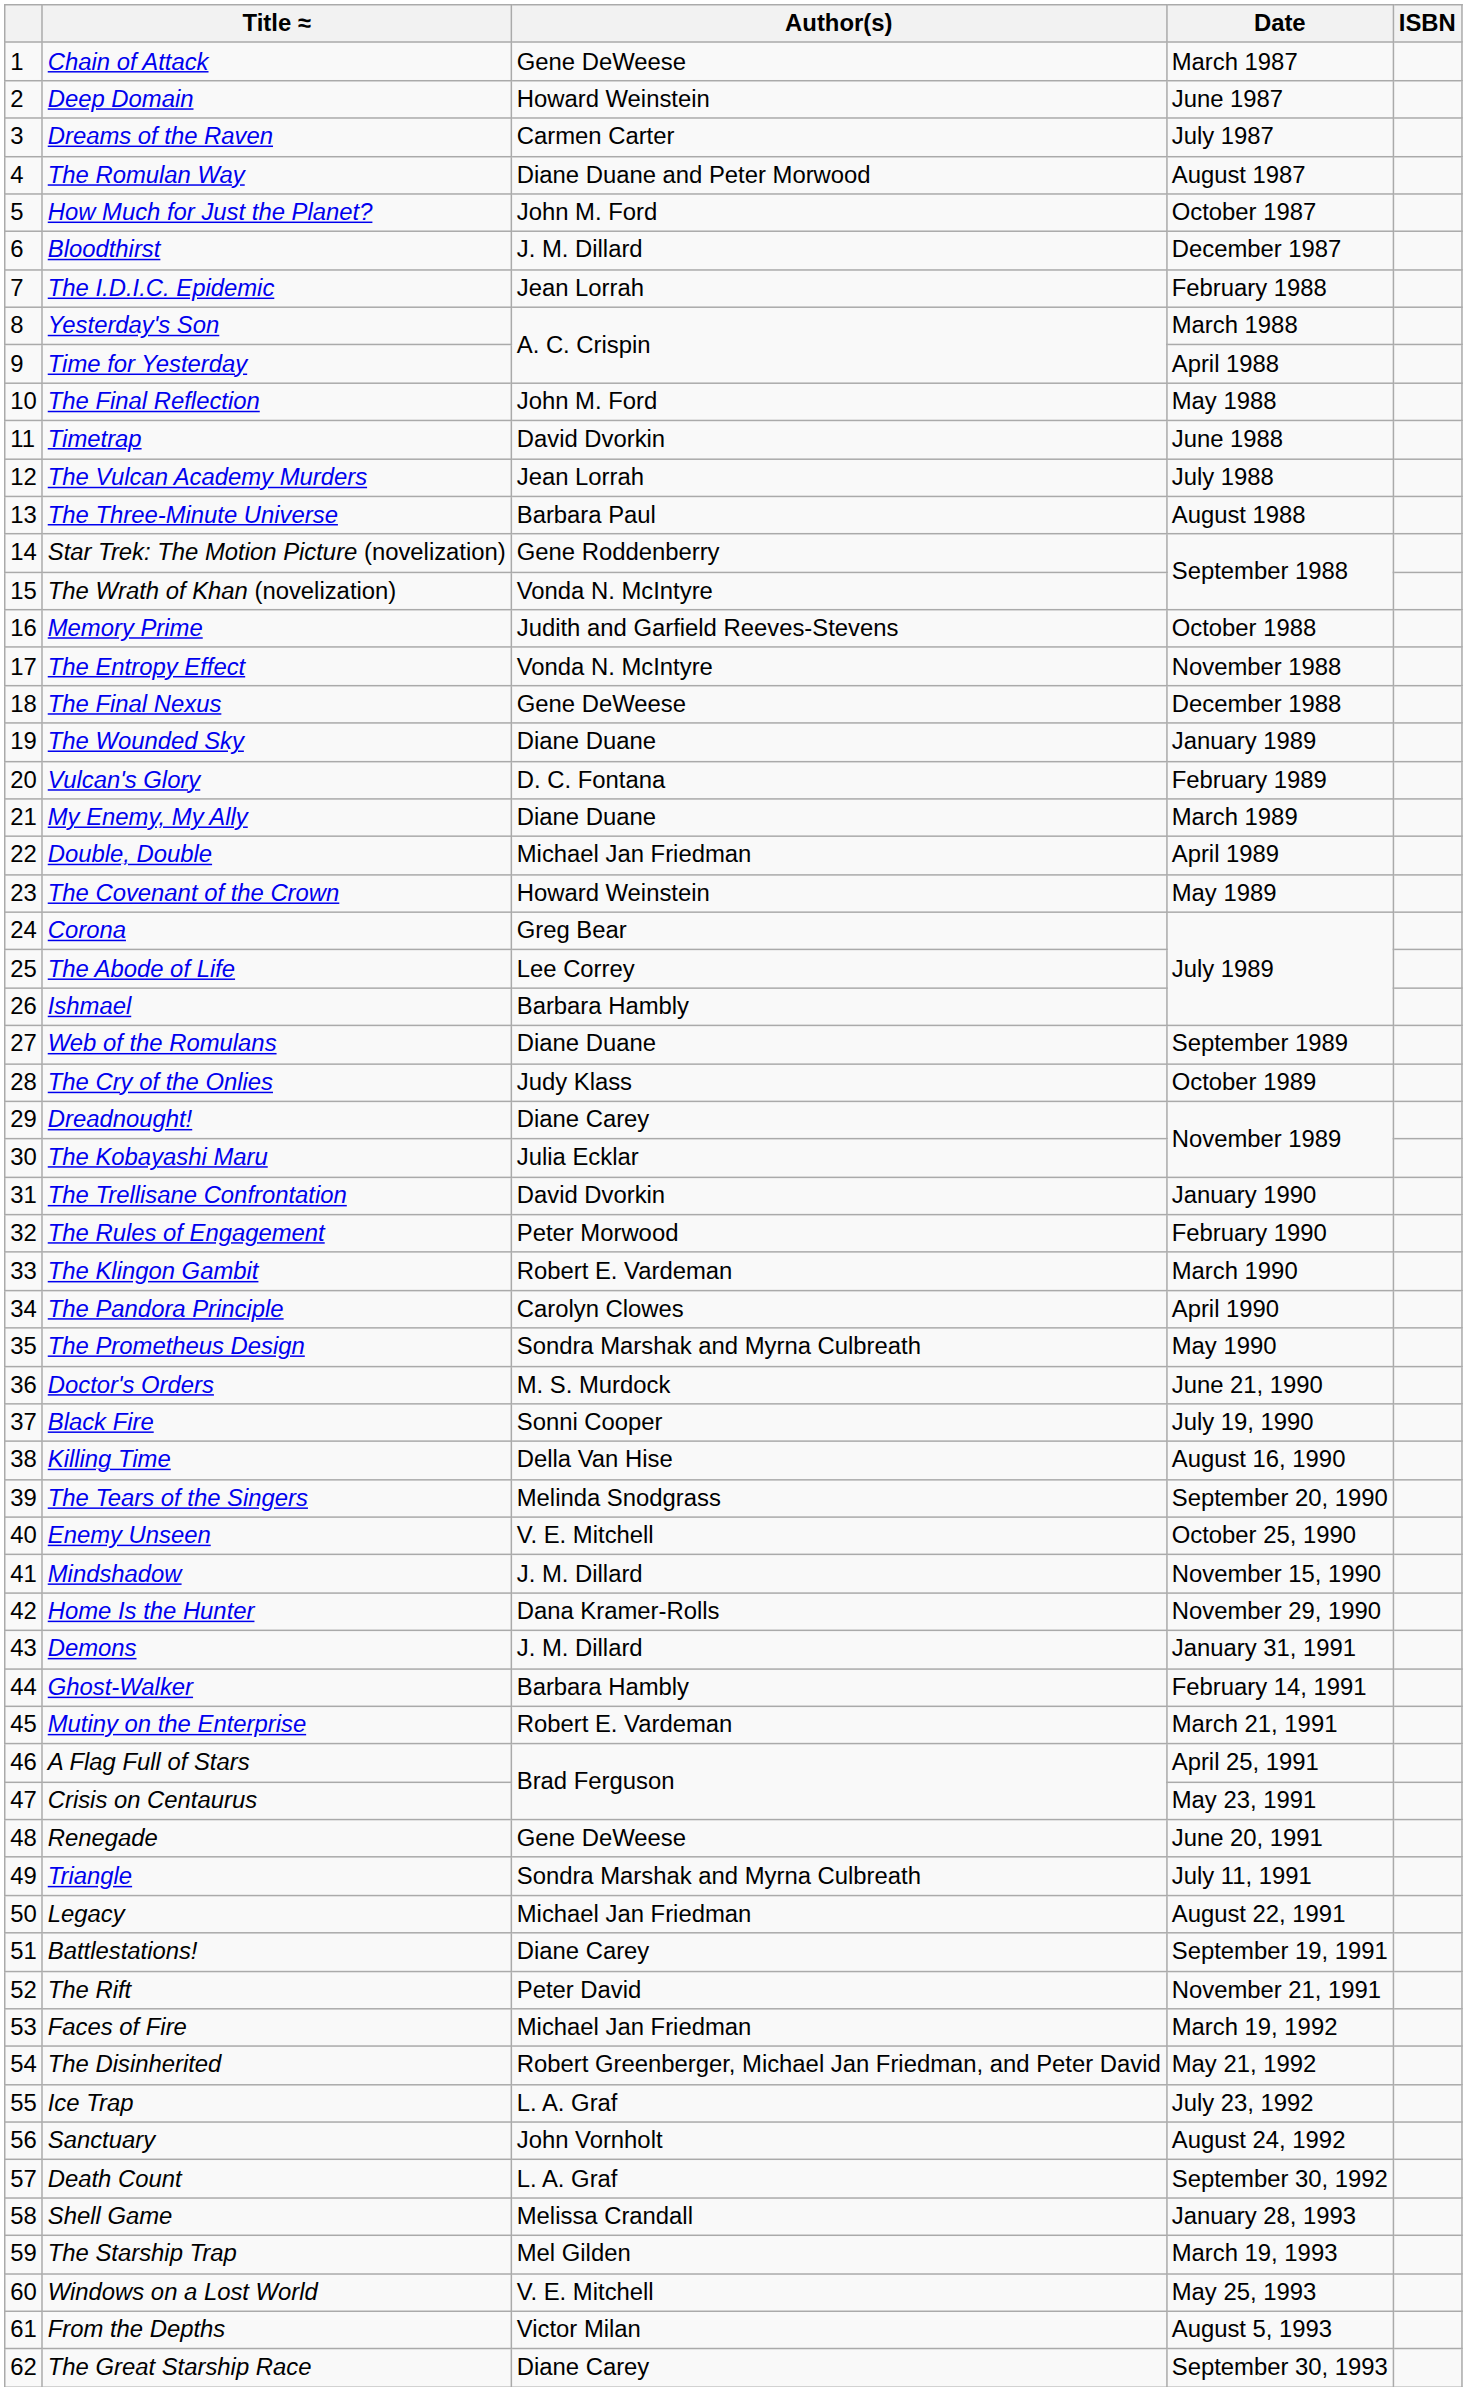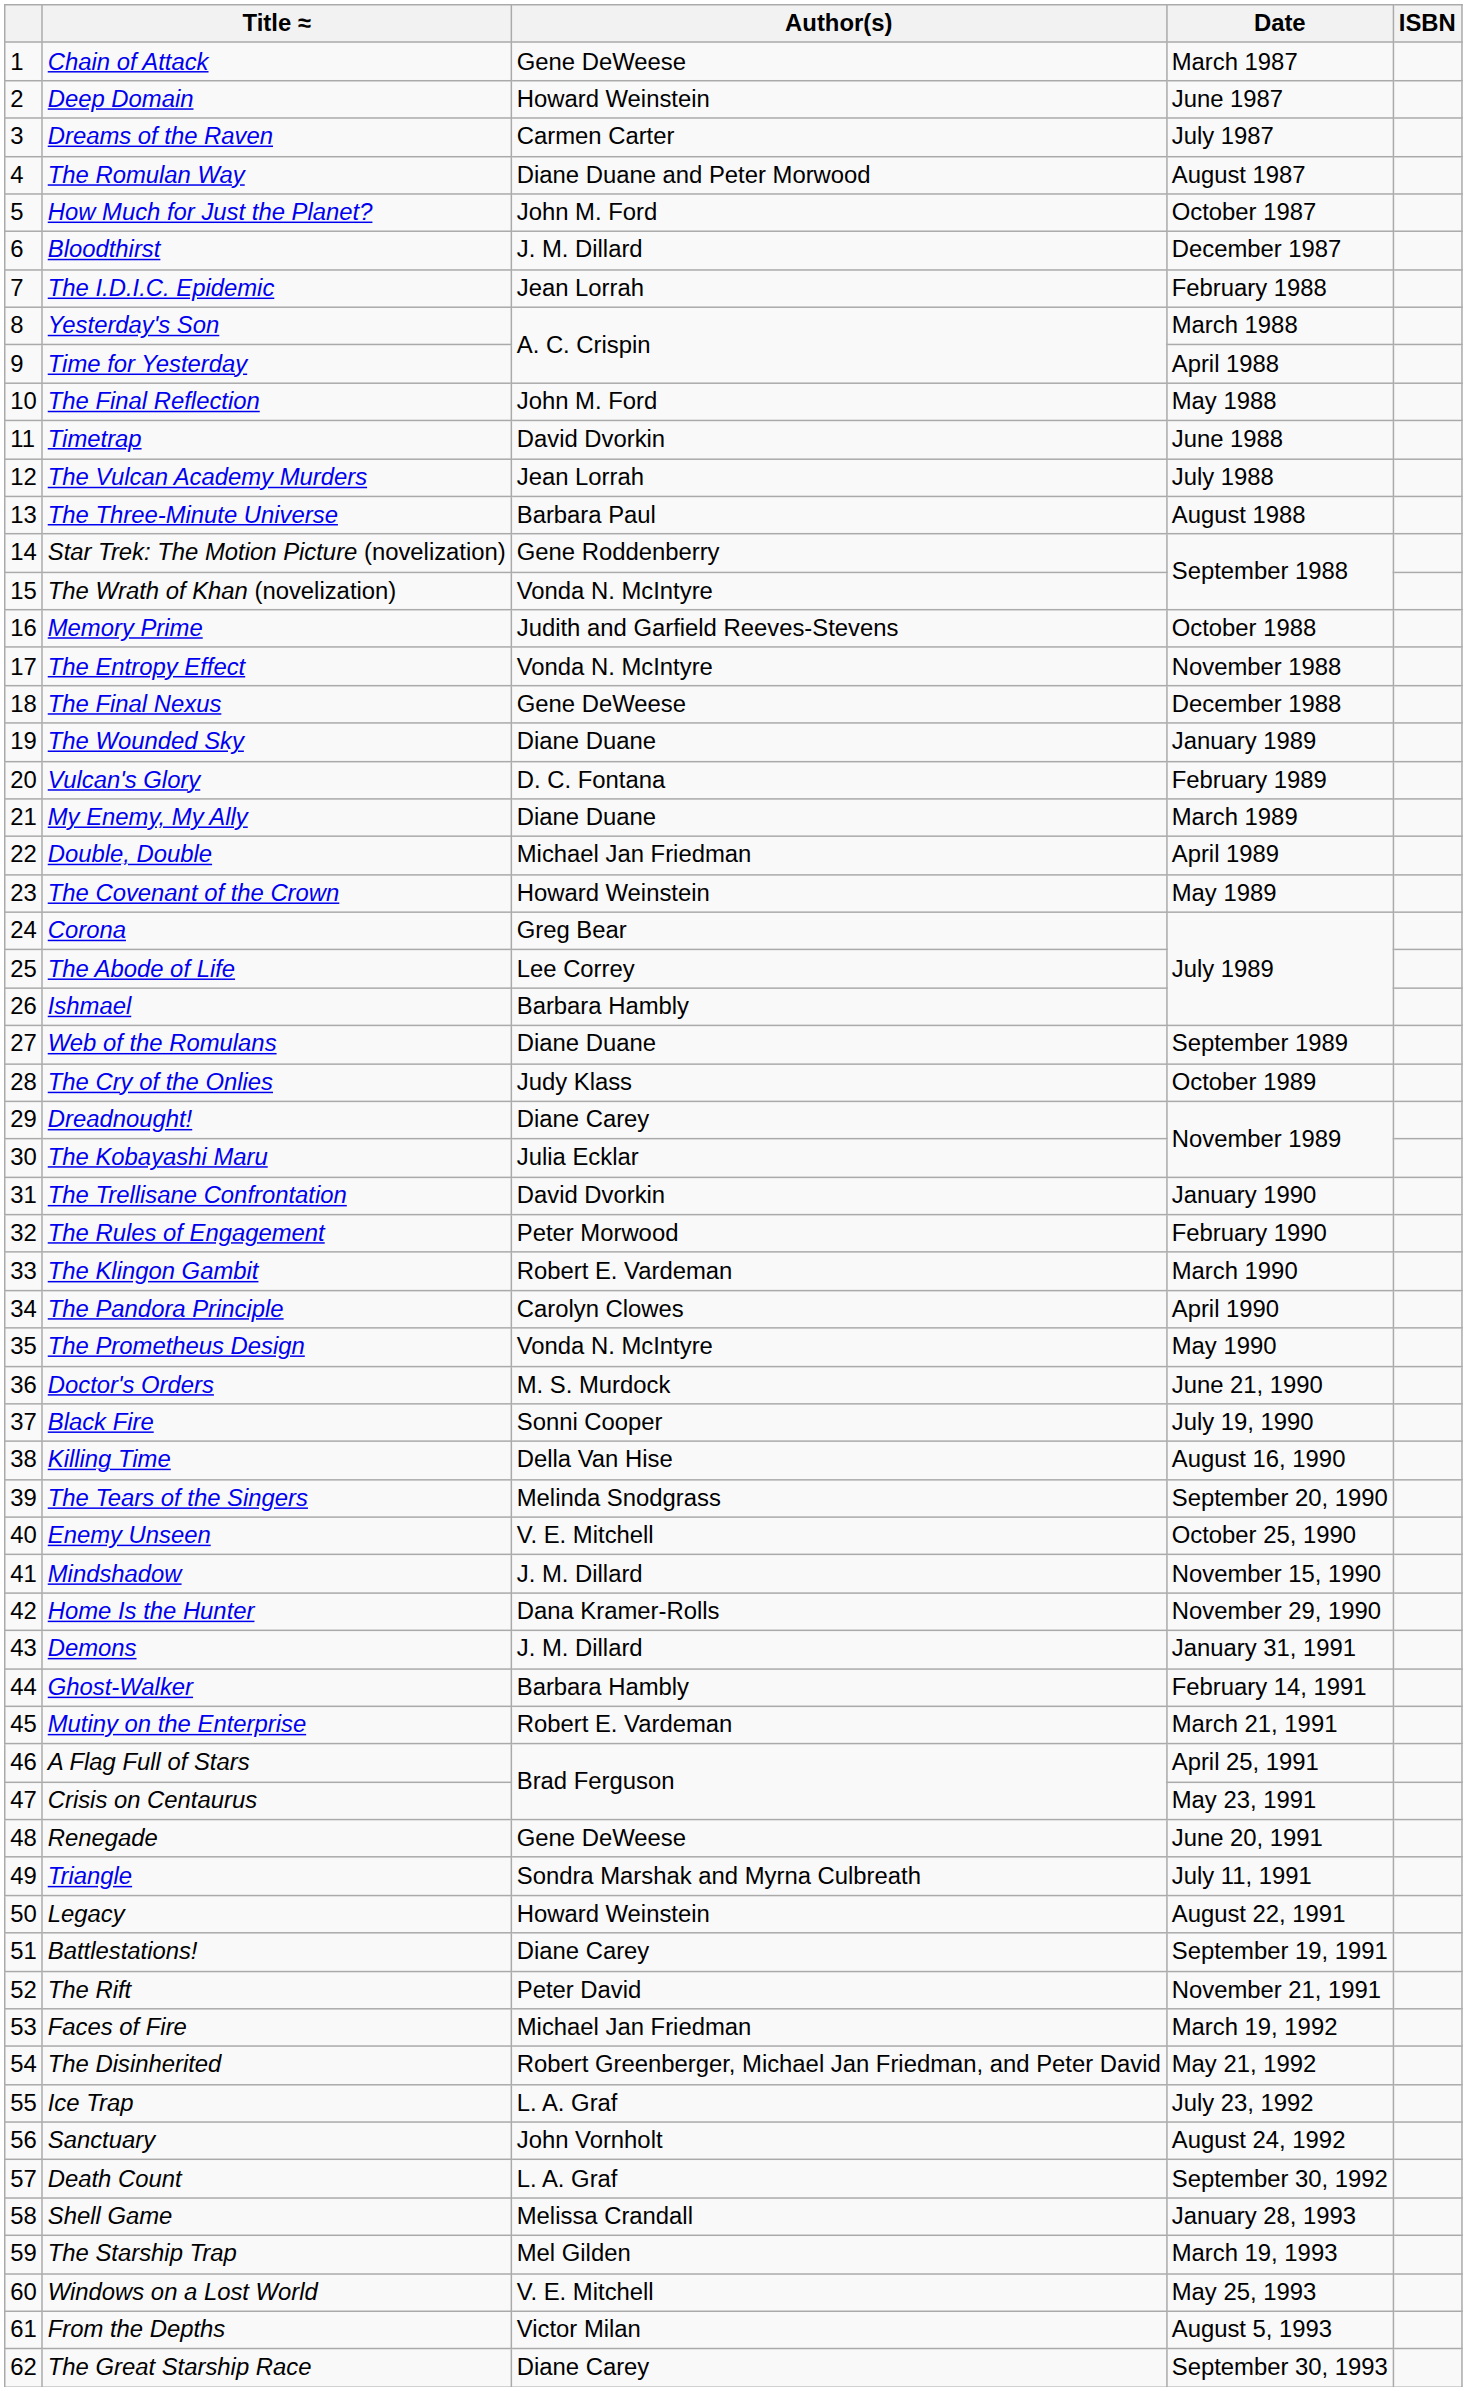(719, 1346) Sondra Marshak and Myrna Culbreath -> (615, 1346) Vonda N. McIntyre
(634, 1913) Michael Jan Friedman -> (613, 1913) Howard Weinstein
